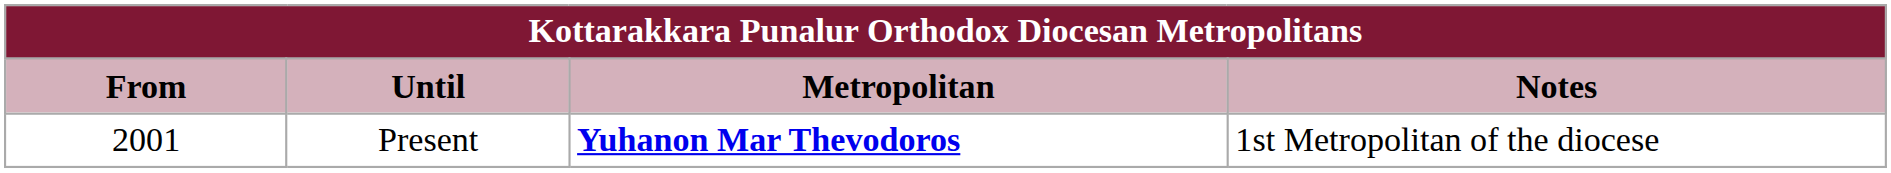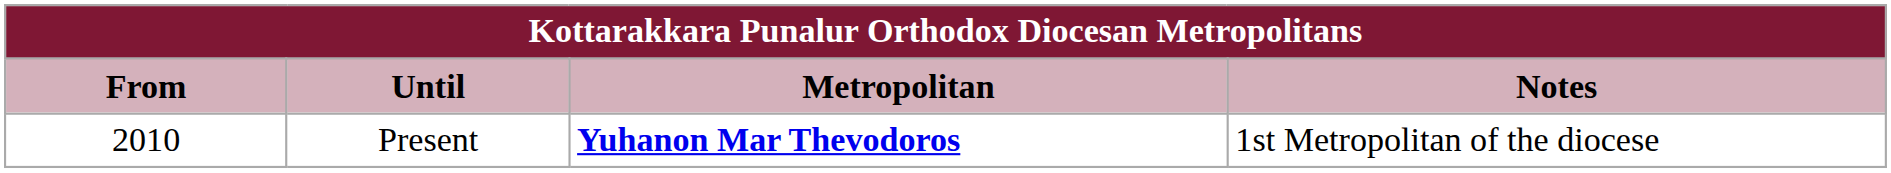(146, 139) 2001 -> (146, 139) 2010
